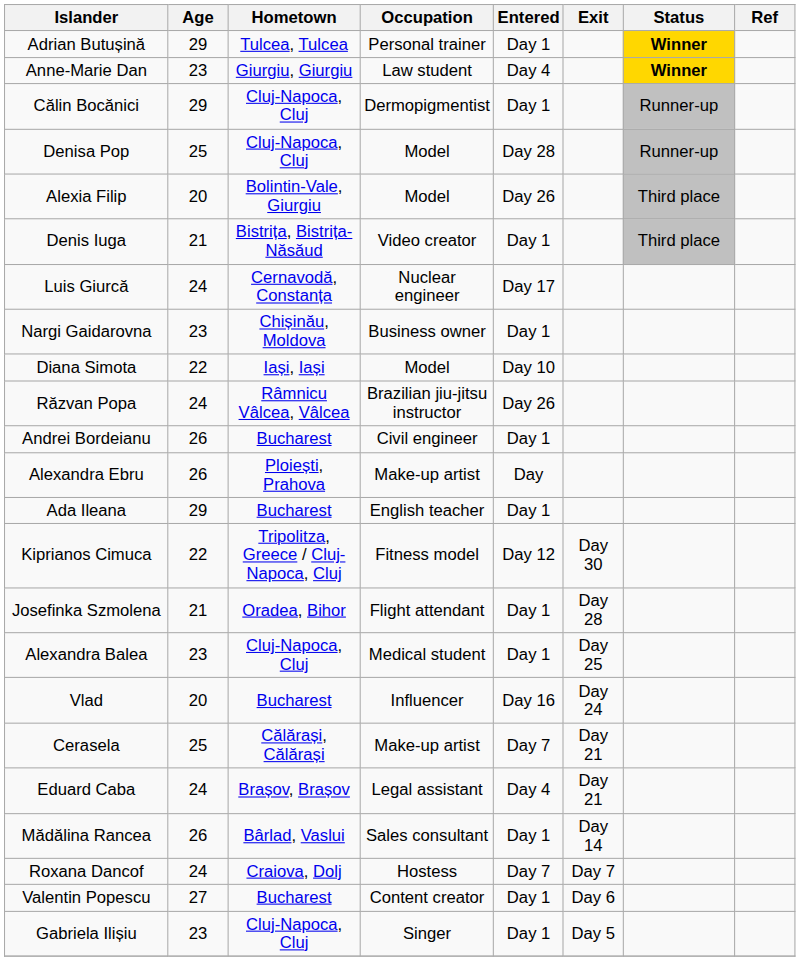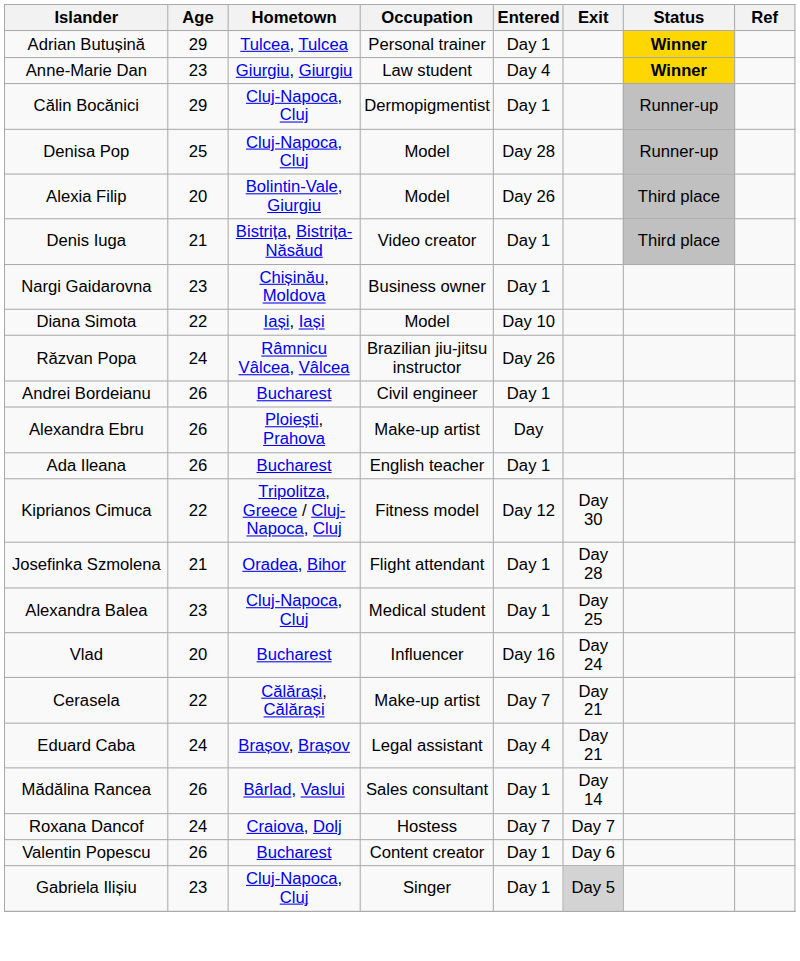- row: (86, 286)
(198, 510) 29 -> (198, 465) 26
(198, 745) 25 -> (198, 700) 22
(198, 897) 27 -> (198, 852) 26
(593, 933) no background -> (593, 888) lightgrey background
